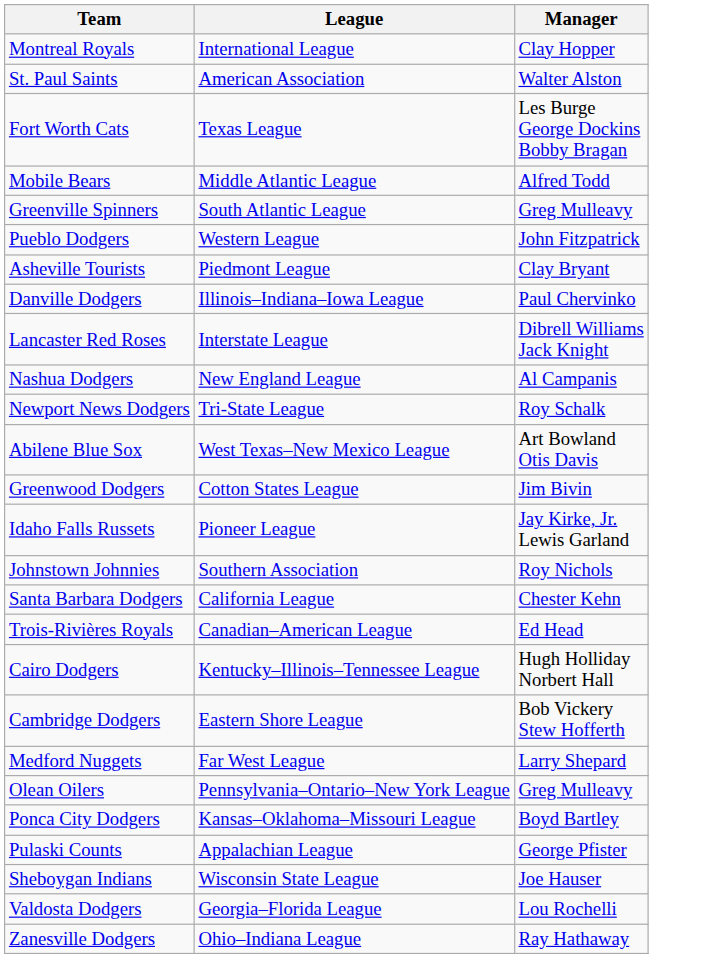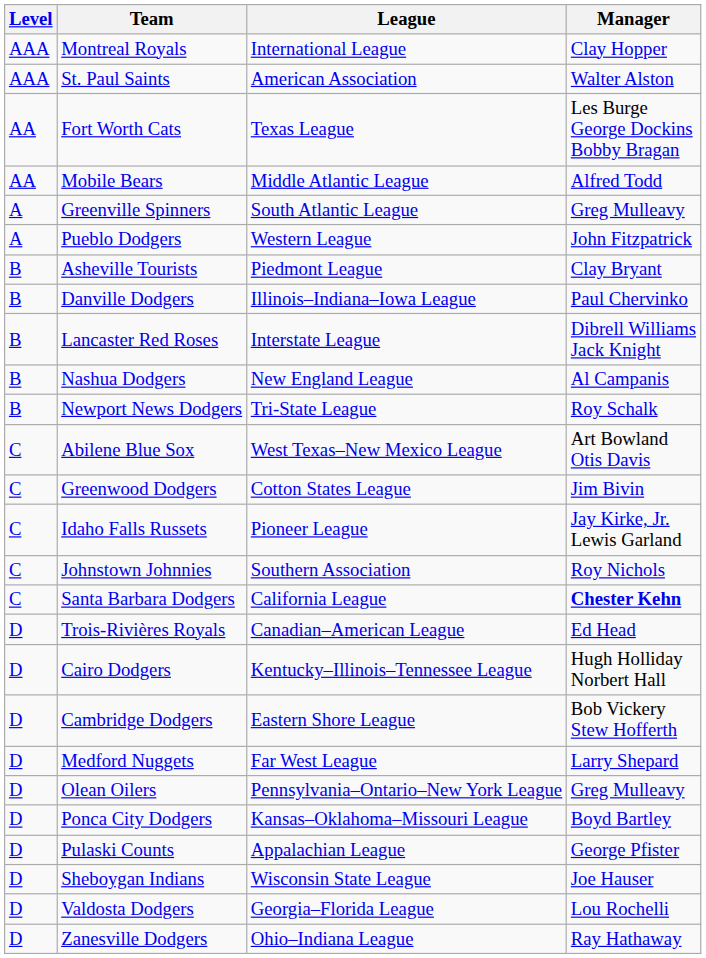+ column: (31, 19)
(570, 599) normal -> (626, 599) bold
